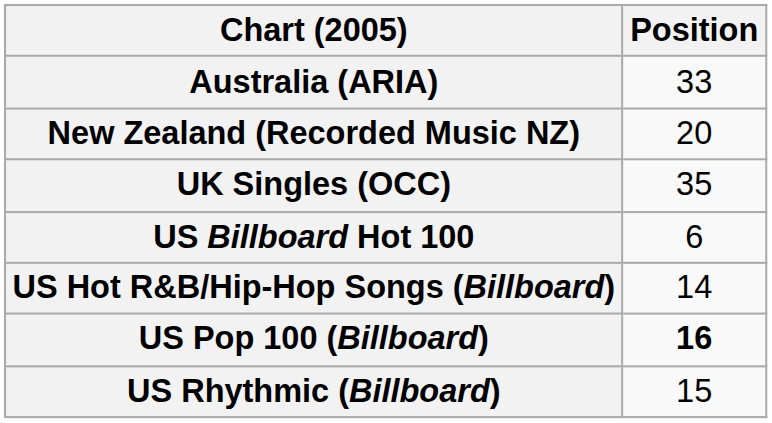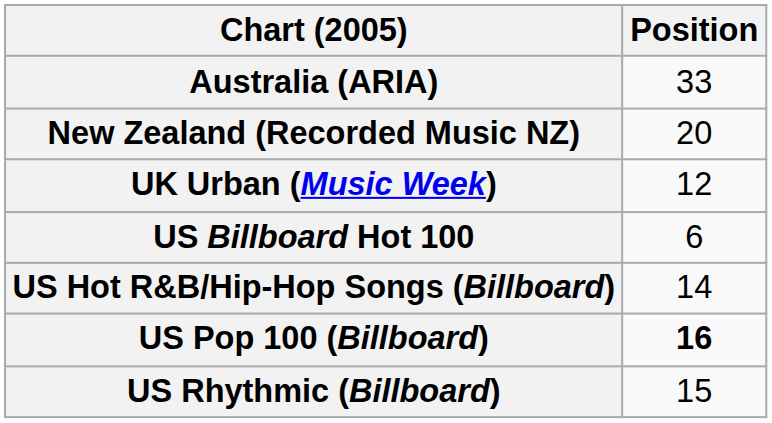- row: (314, 184)
+ row: (314, 184)
